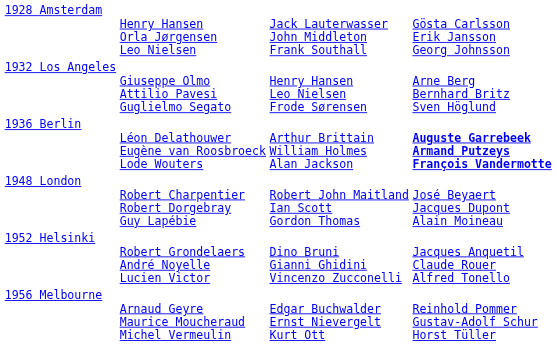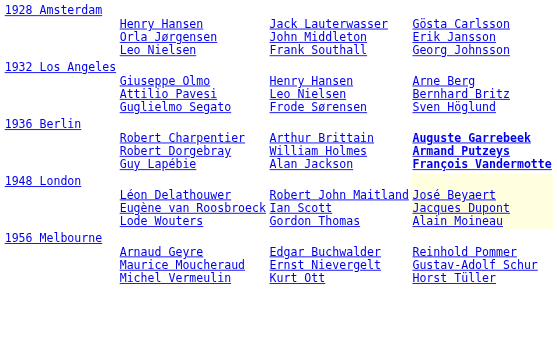(193, 151) Léon Delathouwer Eugène van Roosbroeck Lode Wouters -> (182, 151) Robert Charpentier Robert Dorgebray Guy Lapébie
(182, 208) Robert Charpentier Robert Dorgebray Guy Lapébie -> (193, 208) Léon Delathouwer Eugène van Roosbroeck Lode Wouters
(461, 208) no background -> (461, 208) lightyellow background
- row: (50, 238)
